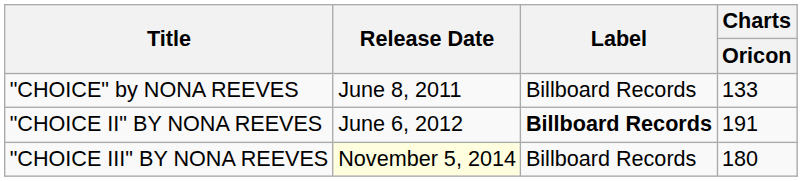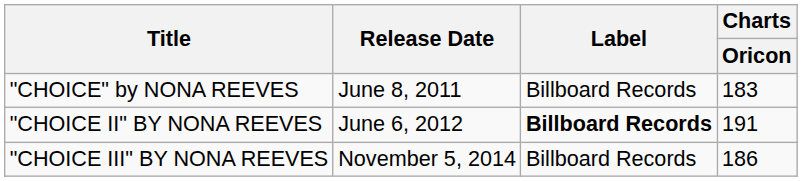(740, 90) 133 -> (740, 90) 183
(427, 158) lightyellow background -> (427, 158) no background
(740, 158) 180 -> (740, 158) 186
